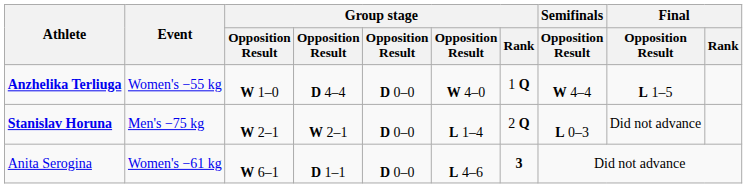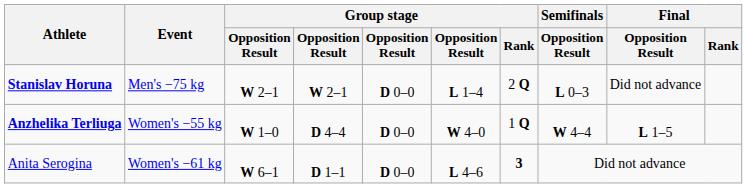rows swapped: (60, 124) <-> (65, 85)
